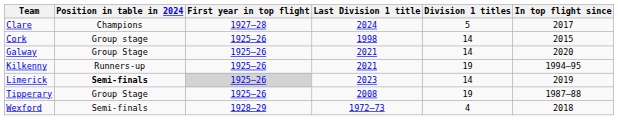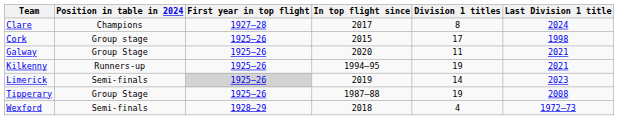columns swapped: (563, 11) <-> (367, 11)
(468, 25) 5 -> (457, 25) 8
(468, 39) 14 -> (457, 39) 17
(468, 53) 14 -> (457, 53) 11
(120, 80) bold -> (120, 80) normal
